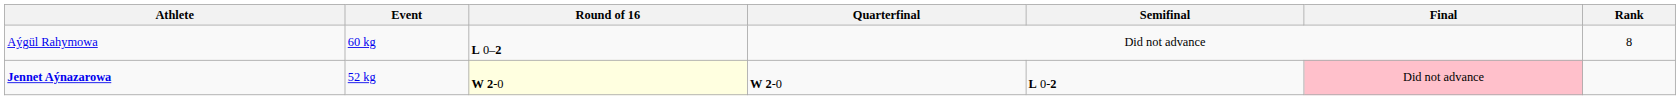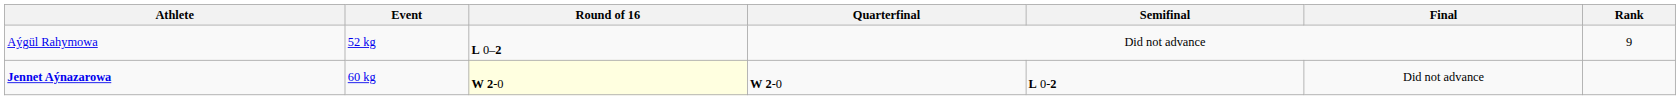(362, 42) 60 kg -> (362, 42) 52 kg
(1629, 42) 8 -> (1629, 42) 9
(362, 77) 52 kg -> (362, 77) 60 kg
(1444, 77) pink background -> (1444, 77) no background
